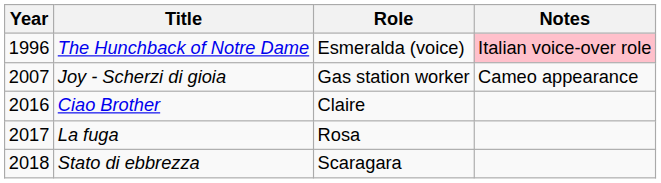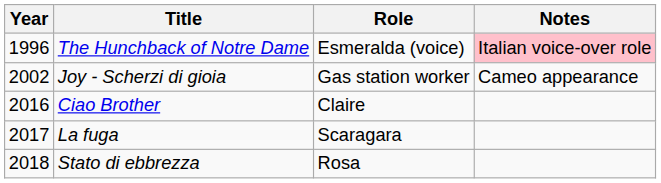(29, 76) 2007 -> (29, 76) 2002
(339, 134) Rosa -> (360, 134) Scaragara
(360, 163) Scaragara -> (339, 163) Rosa
